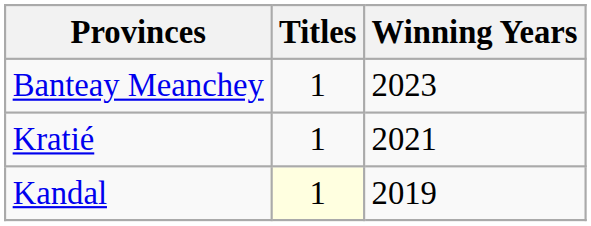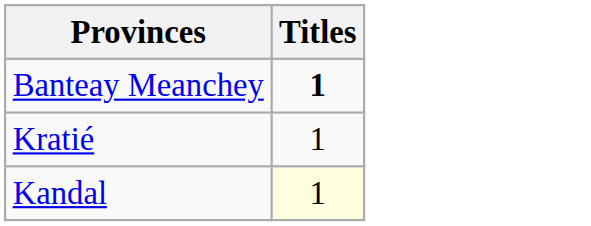- column: (475, 31)
(318, 85) normal -> (318, 85) bold
